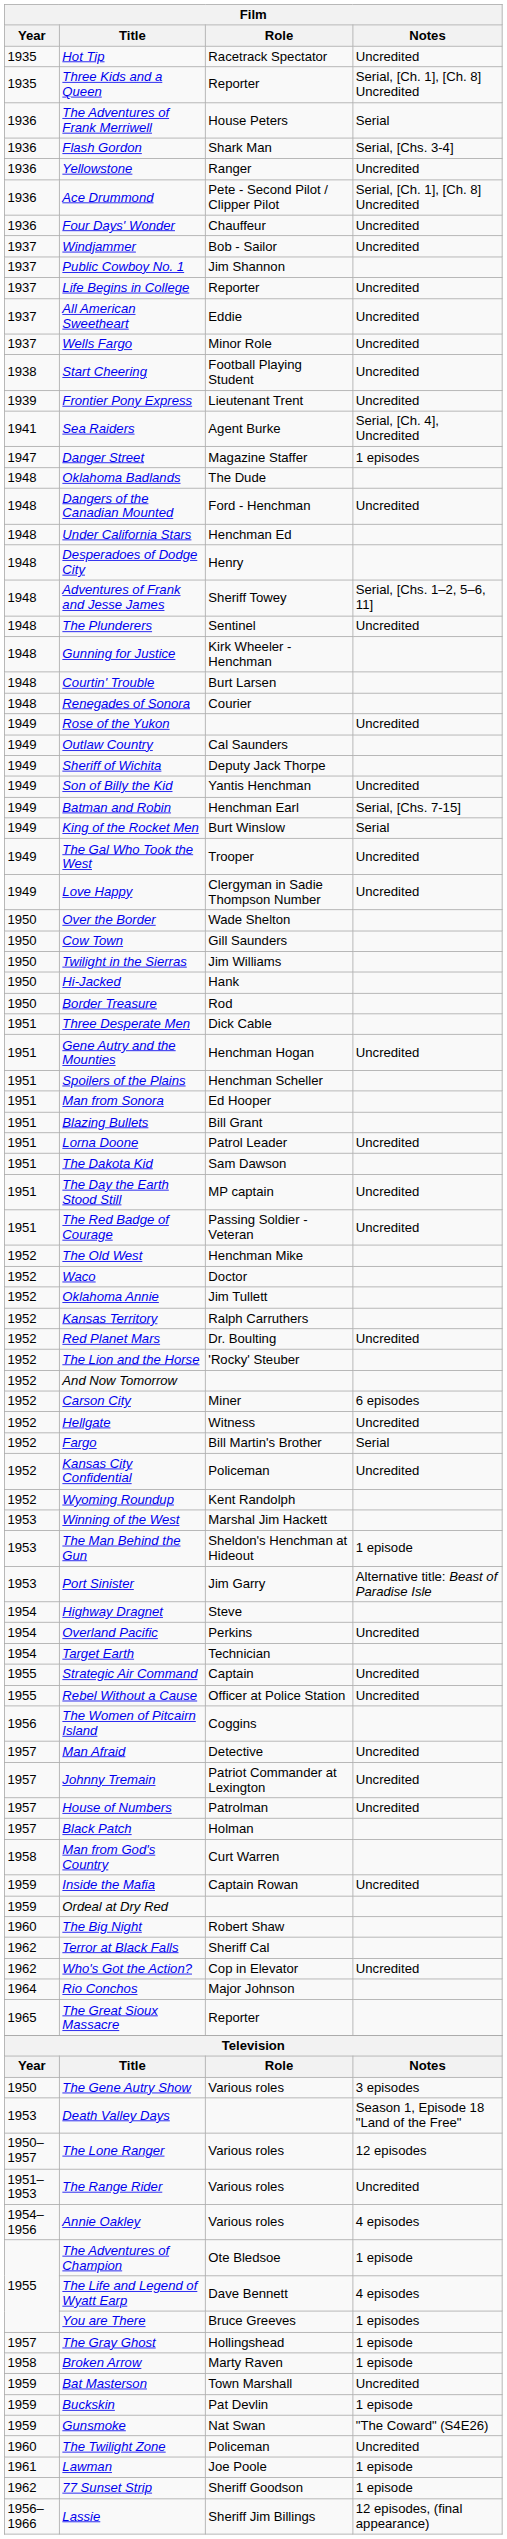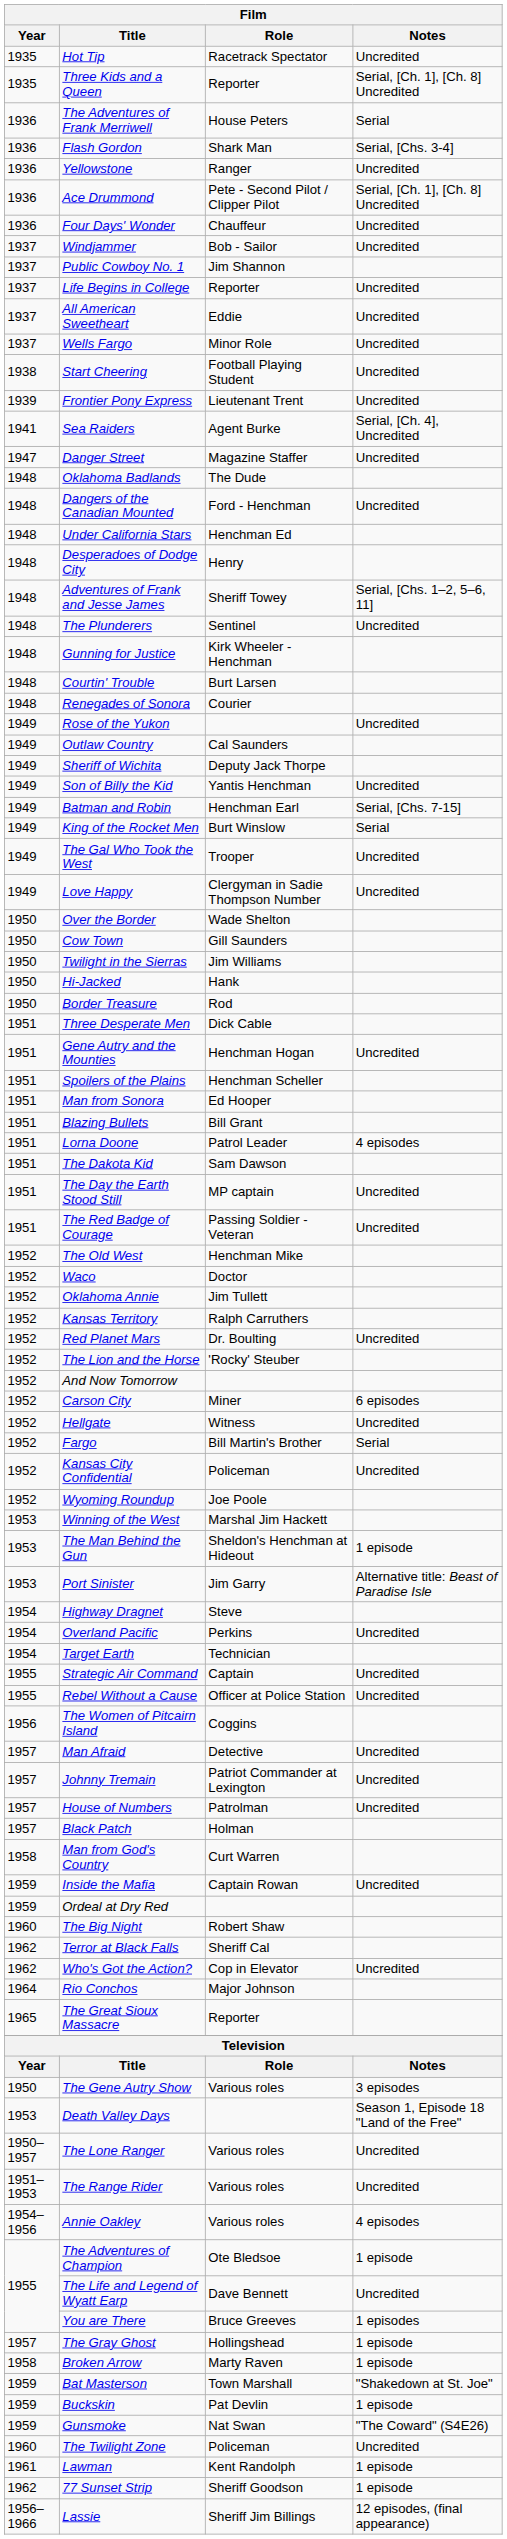(388, 457) 1 episodes -> (388, 457) Uncredited
(388, 1143) Uncredited -> (388, 1143) 4 episodes
(252, 1499) Kent Randolph -> (238, 1499) Joe Poole
(391, 2151) 12 episodes -> (388, 2151) Uncredited
(388, 2293) 4 episodes -> (388, 2293) Uncredited
(388, 2384) Uncredited -> (424, 2384) "Shakedown at St. Joe"
(238, 2467) Joe Poole -> (252, 2467) Kent Randolph
